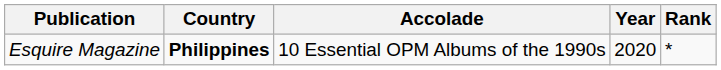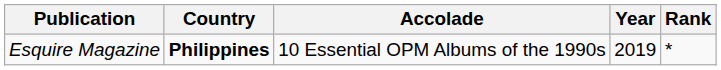(635, 49) 2020 -> (635, 49) 2019
